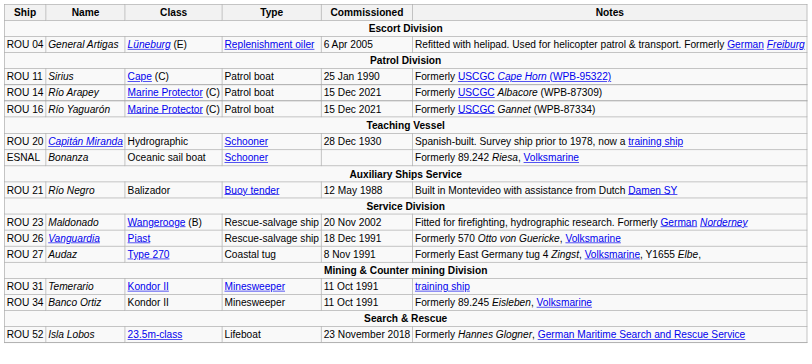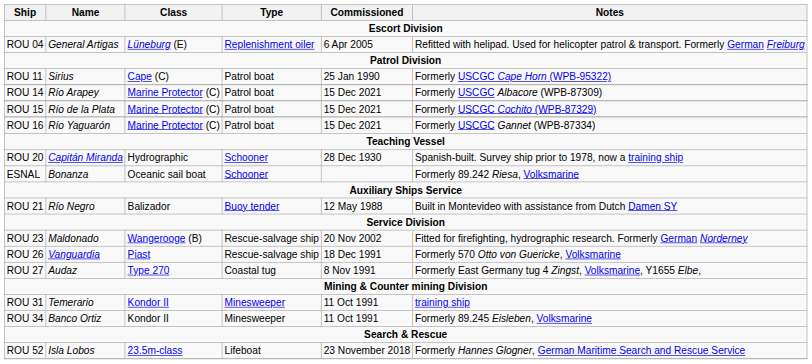+ row: (25, 109)
